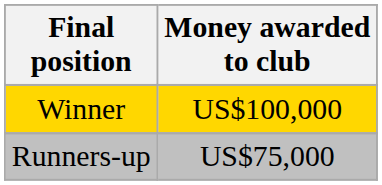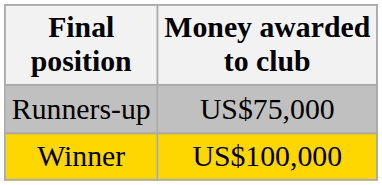rows swapped: (81, 108) <-> (81, 155)
